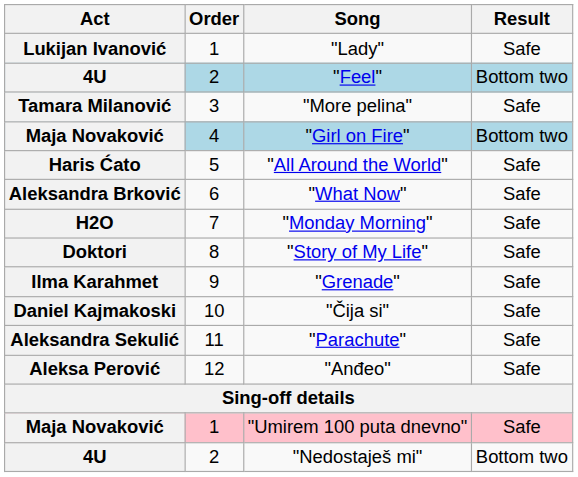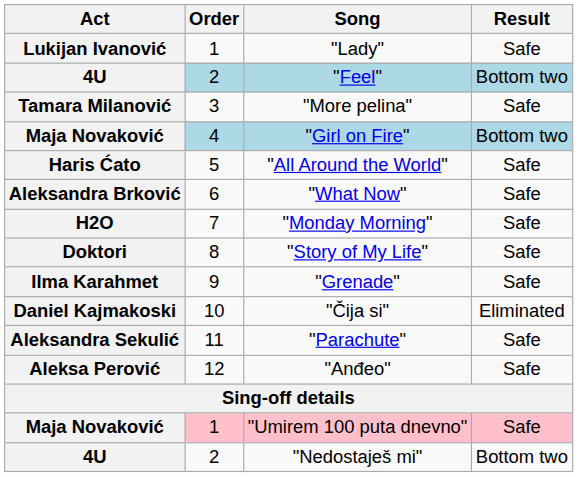(522, 310) Safe -> (522, 310) Eliminated
